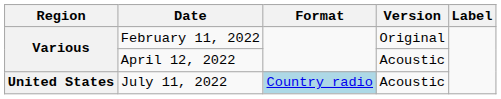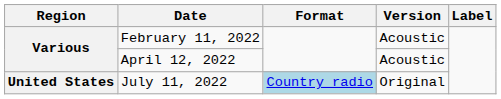(412, 38) Original -> (412, 38) Acoustic
(412, 82) Acoustic -> (412, 82) Original
